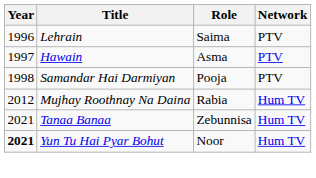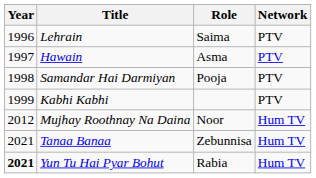+ row: (74, 99)
(212, 99) Rabia -> (210, 120) Noor
(210, 141) Noor -> (212, 162) Rabia
